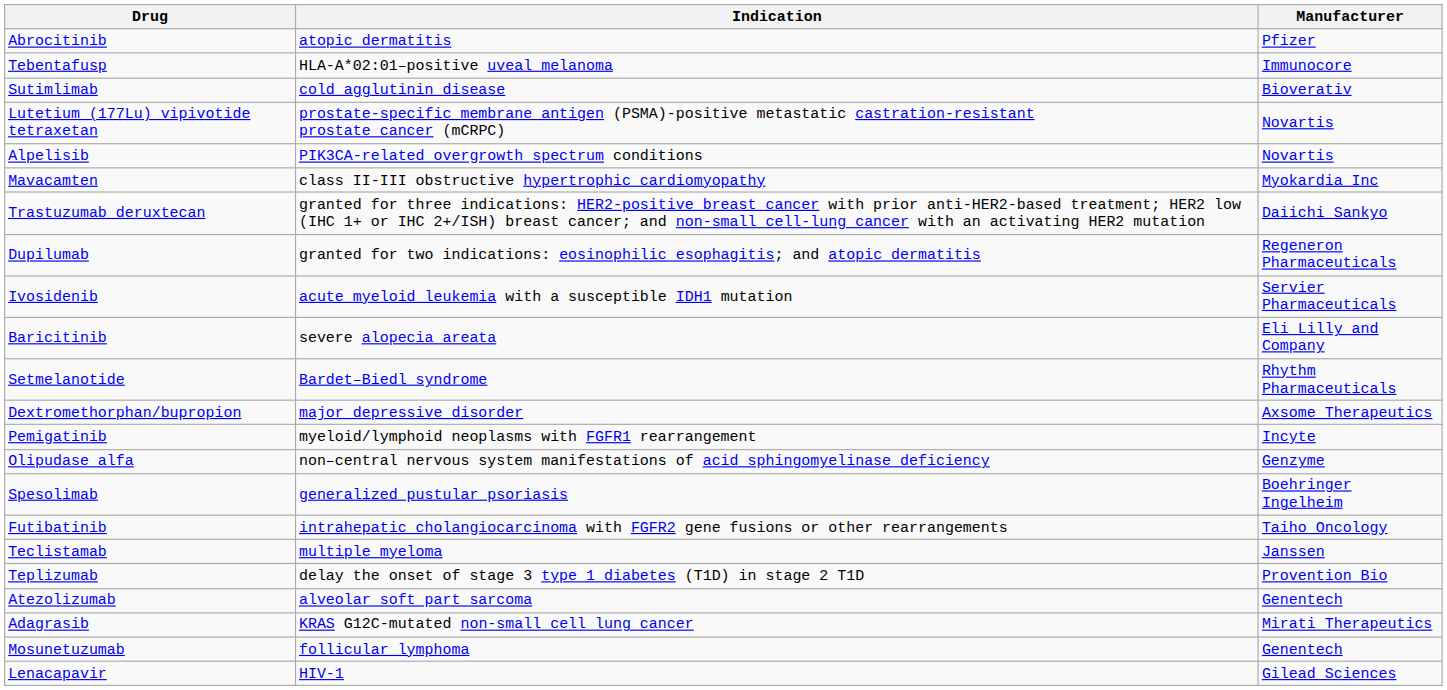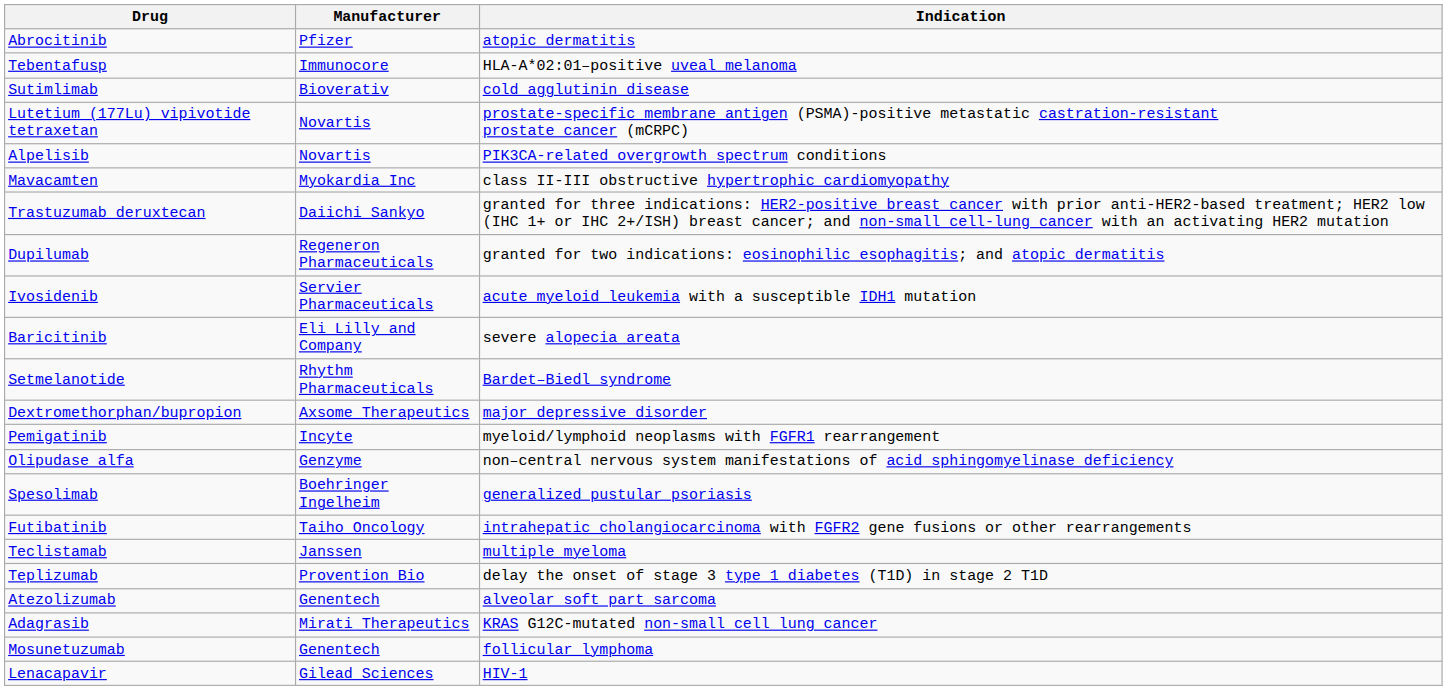columns swapped: (1350, 17) <-> (777, 17)
